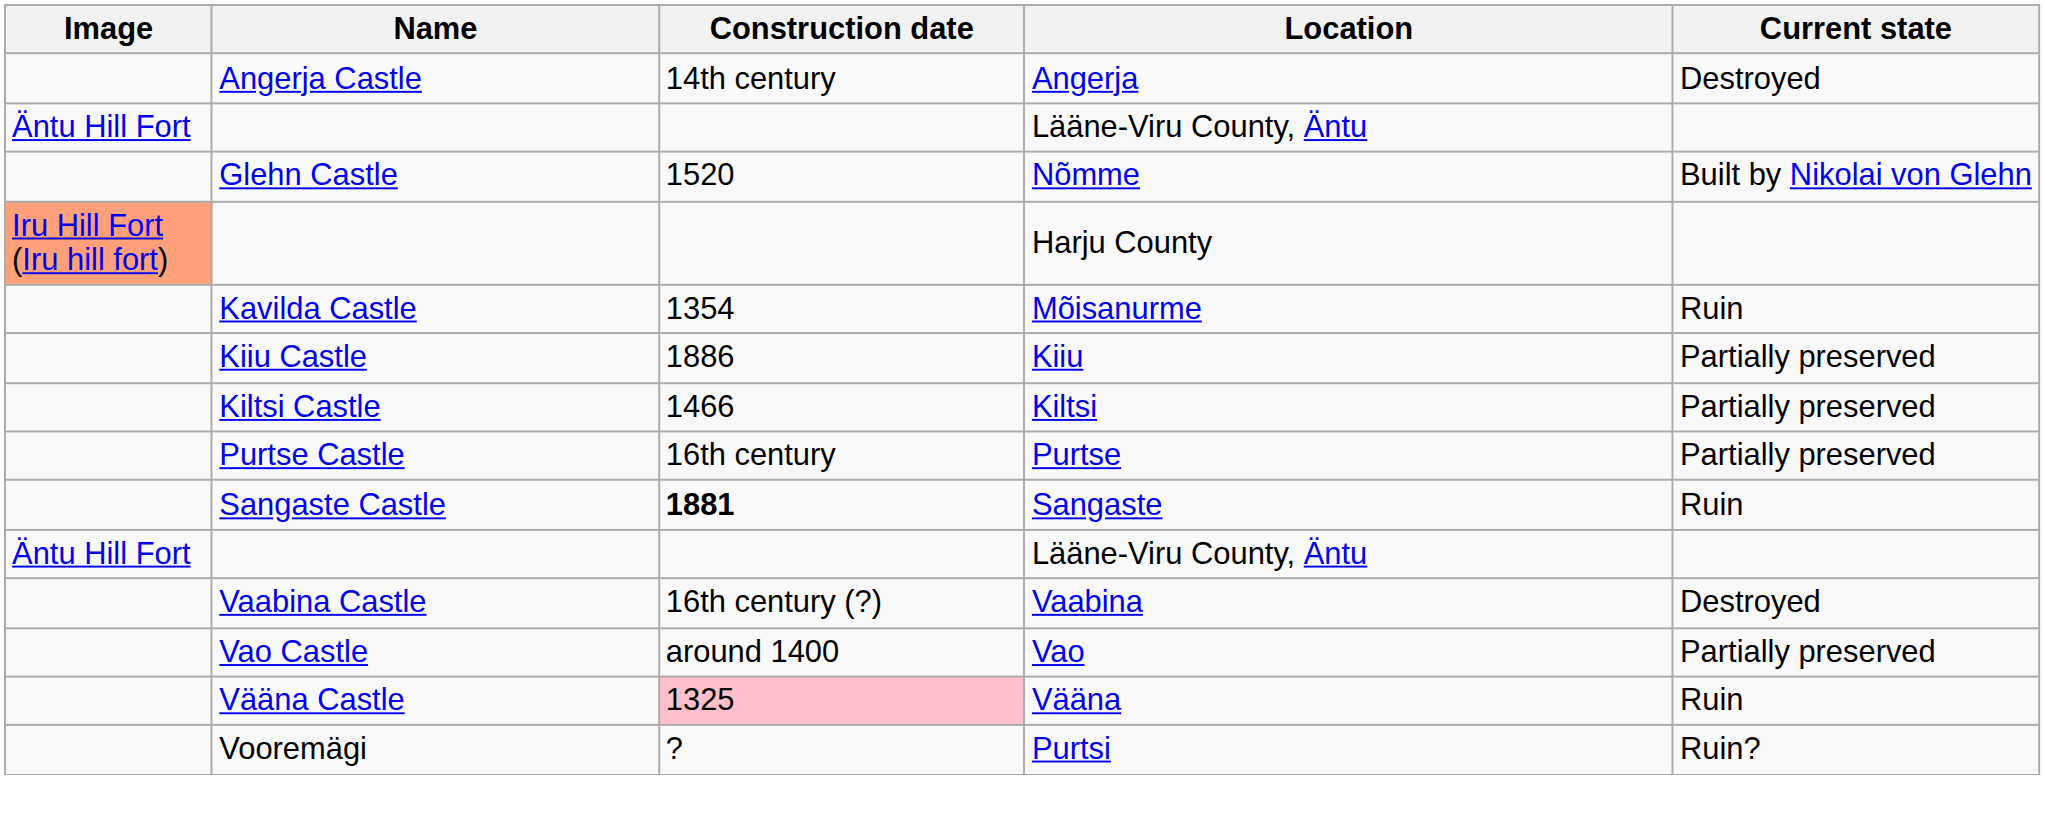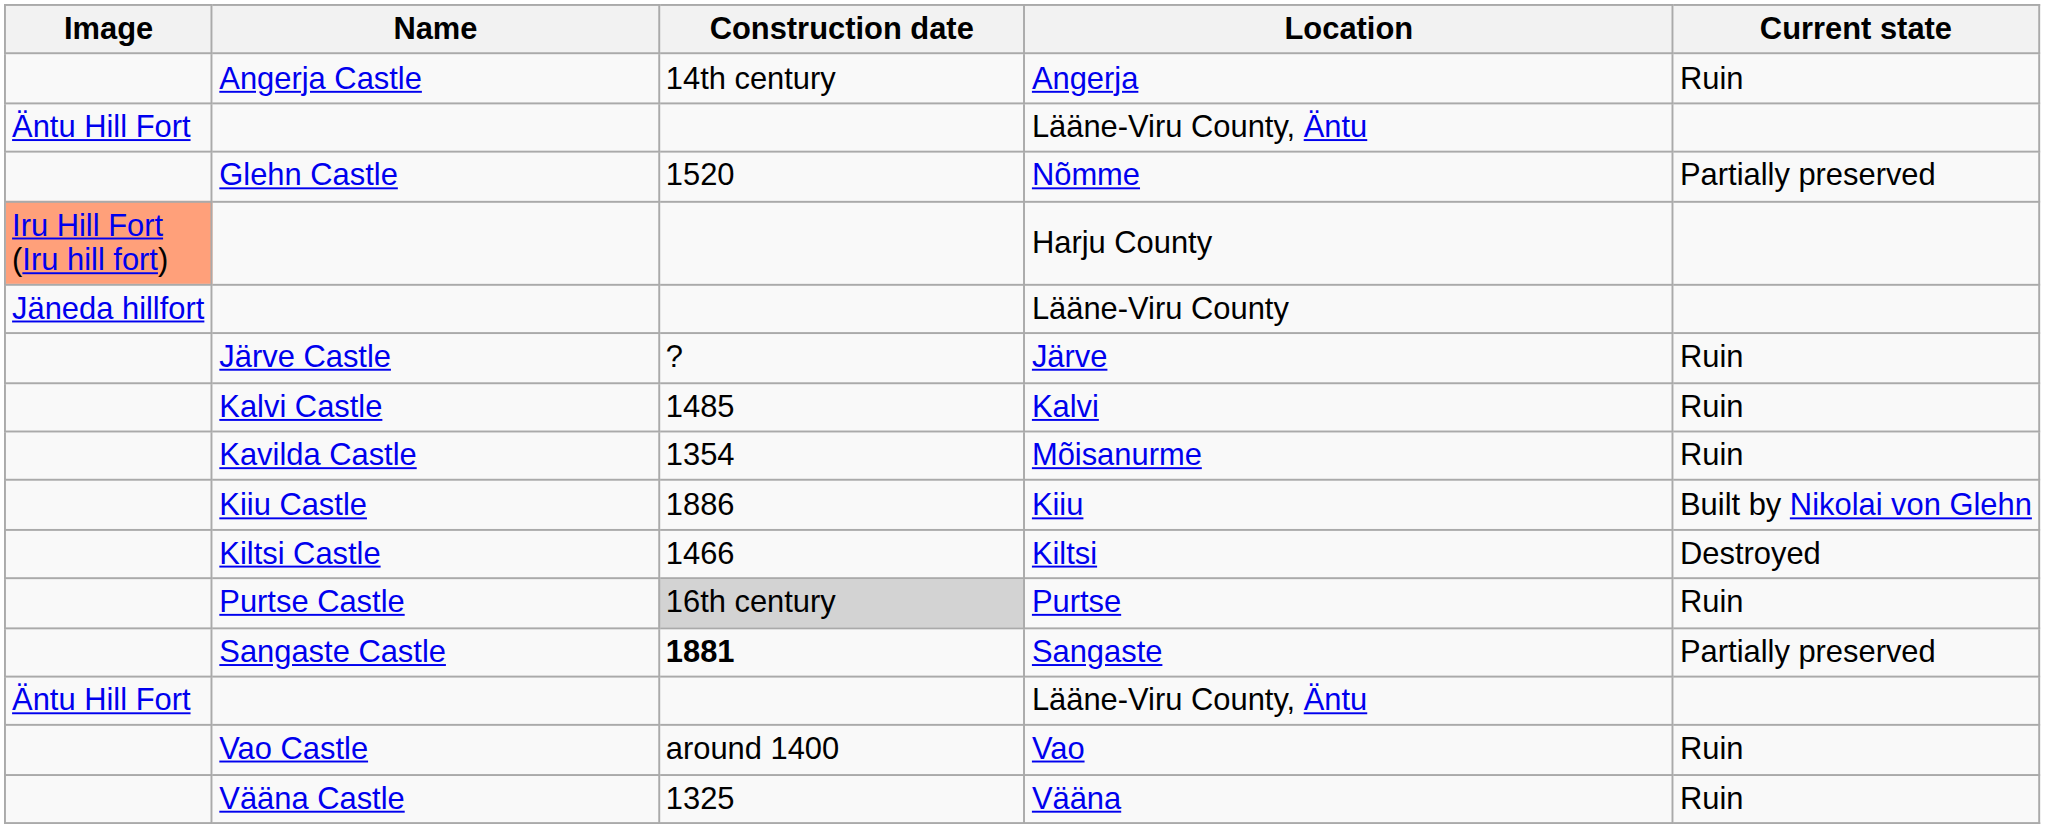(1750, 77) Destroyed -> (1712, 77) Ruin
(1856, 175) Built by Nikolai von Glehn -> (1808, 175) Partially preserved
+ row: (435, 309)
+ row: (305, 357)
+ row: (301, 406)
(1808, 357) Partially preserved -> (1856, 504) Built by Nikolai von Glehn
(1808, 406) Partially preserved -> (1750, 553) Destroyed
(751, 455) no background -> (751, 602) lightgrey background
(1808, 455) Partially preserved -> (1712, 602) Ruin
(1712, 504) Ruin -> (1808, 651) Partially preserved
- row: (323, 602)
(1808, 651) Partially preserved -> (1712, 749) Ruin
(700, 700) pink background -> (700, 798) no background
- row: (293, 749)
